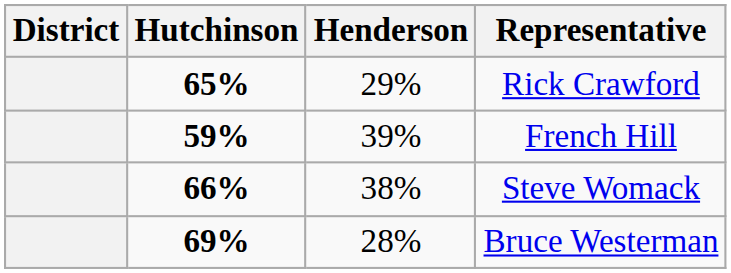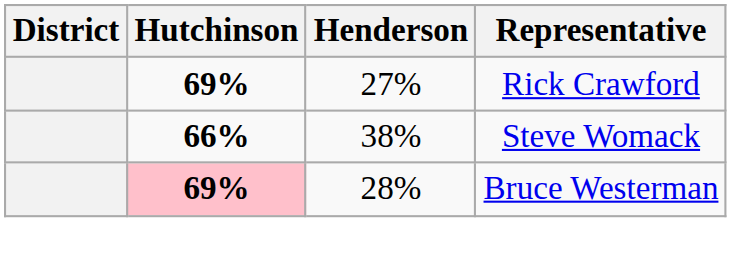(216, 83) 65% -> (216, 83) 69%
(391, 83) 29% -> (391, 83) 27%
- row: (601, 135)
(216, 240) no background -> (216, 188) pink background
